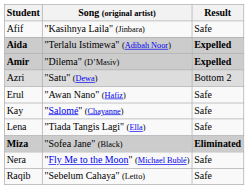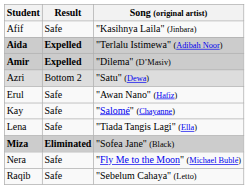columns swapped: (117, 13) <-> (218, 13)
